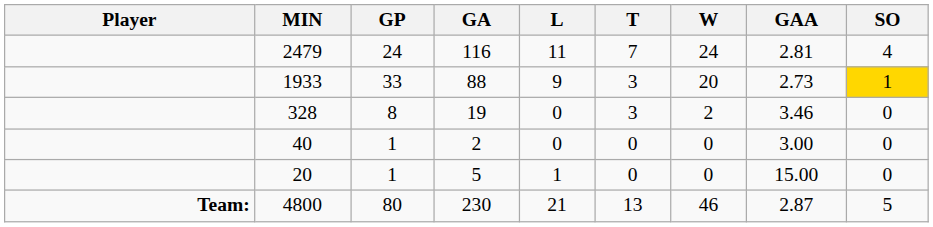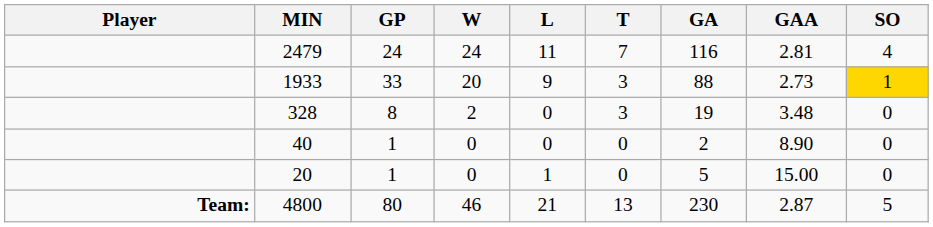columns swapped: (708, 19) <-> (477, 19)
(796, 112) 3.46 -> (796, 112) 3.48
(796, 143) 3.00 -> (796, 143) 8.90
